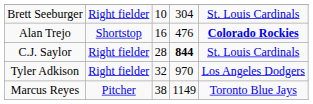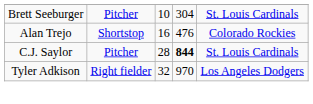(119, 14) Right fielder -> (121, 14) Pitcher
(253, 33) bold -> (252, 33) normal
(119, 52) Right fielder -> (121, 52) Pitcher
- row: (45, 90)
